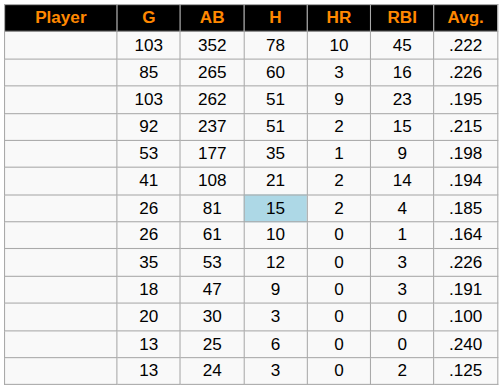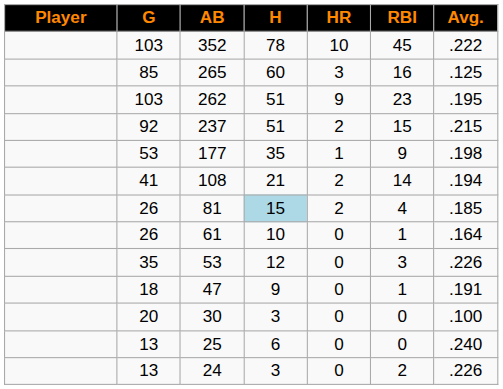(466, 72) .226 -> (466, 72) .125
(402, 289) 3 -> (402, 289) 1
(466, 371) .125 -> (466, 371) .226
